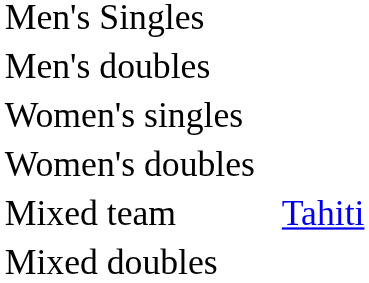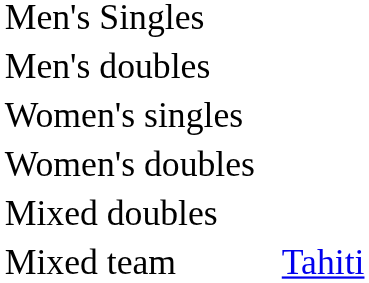rows swapped: (111, 262) <-> (90, 213)
